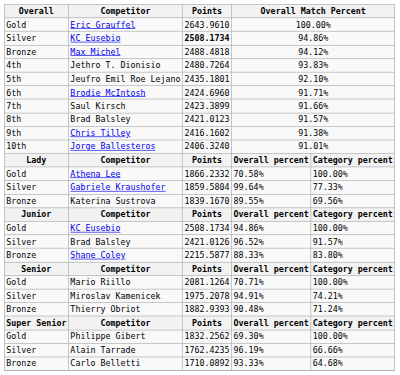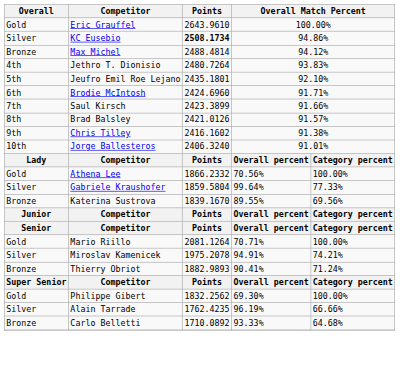(207, 52) 2488.4818 -> (207, 52) 2488.4814
(207, 120) 2421.0123 -> (207, 120) 2421.0126
(249, 174) 70.58% -> (249, 174) 70.56%
- row: (16, 228)
- row: (21, 242)
- row: (21, 255)
(207, 309) 1882.9393 -> (207, 269) 1882.9893
(249, 309) 90.48% -> (249, 269) 90.41%
